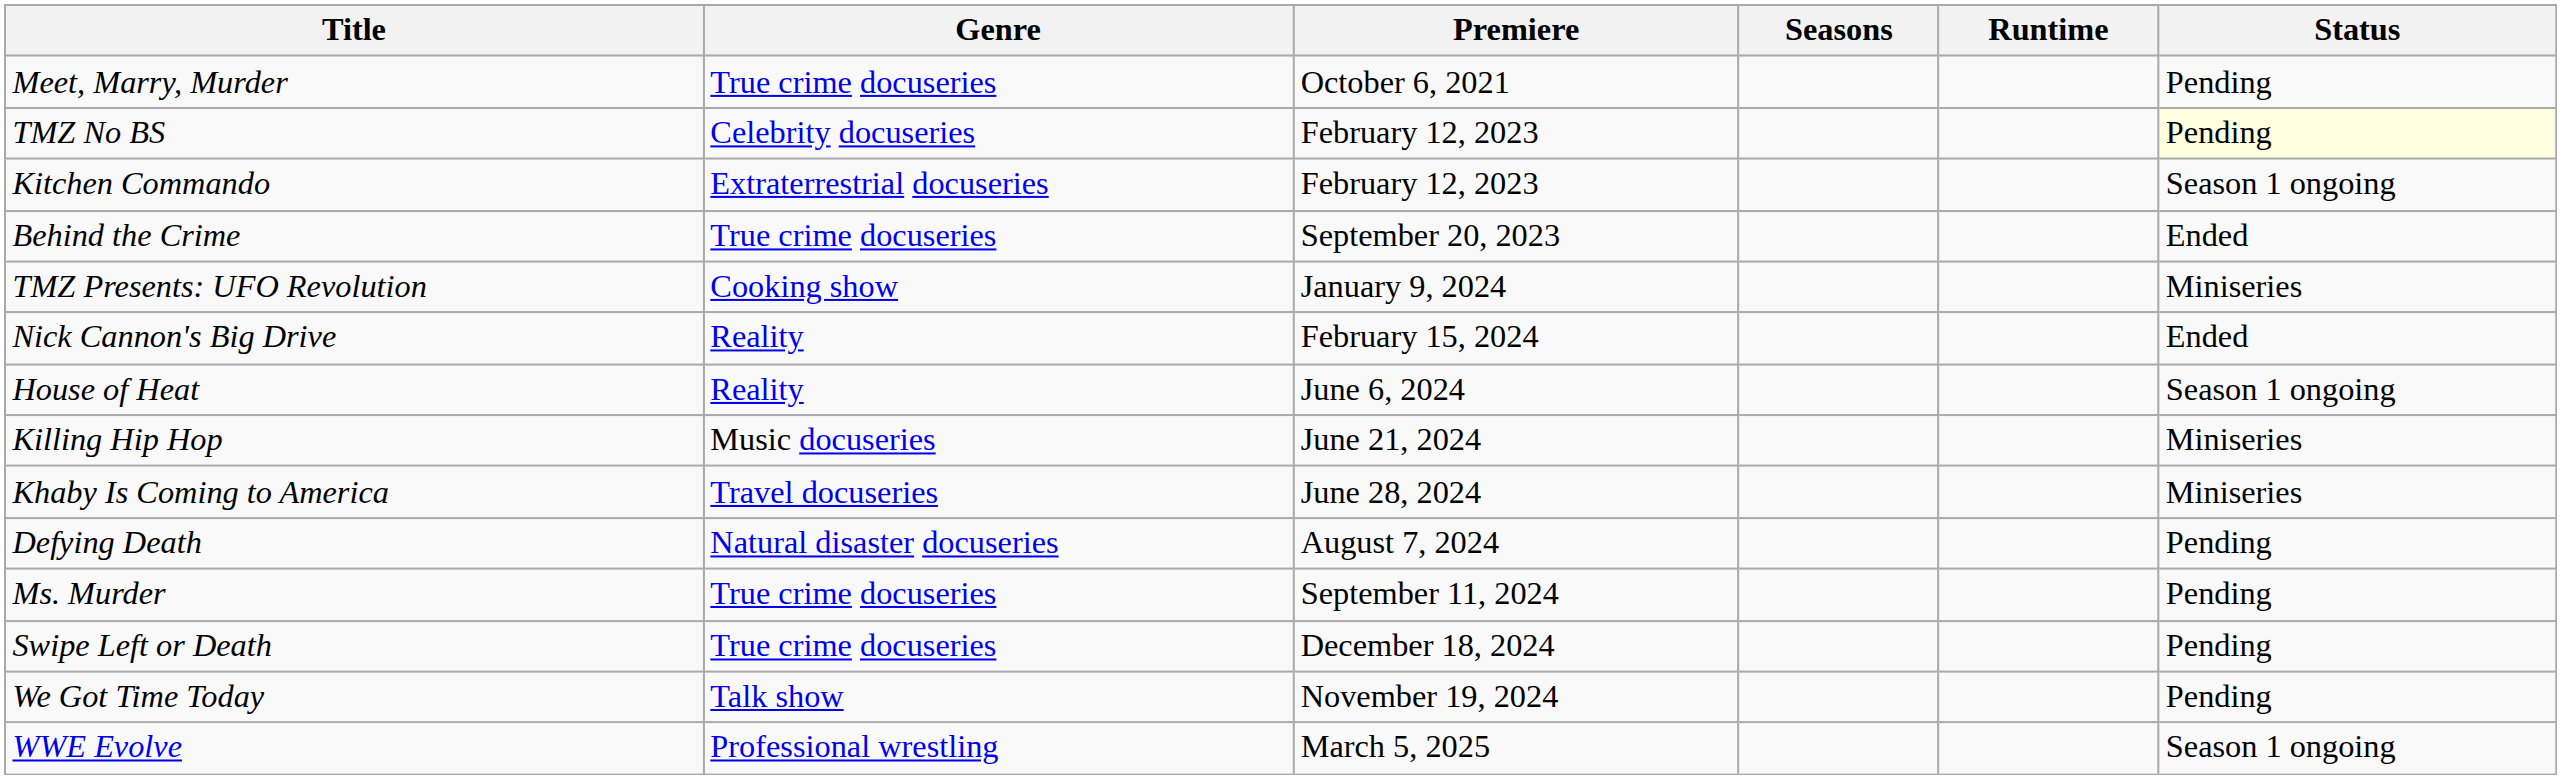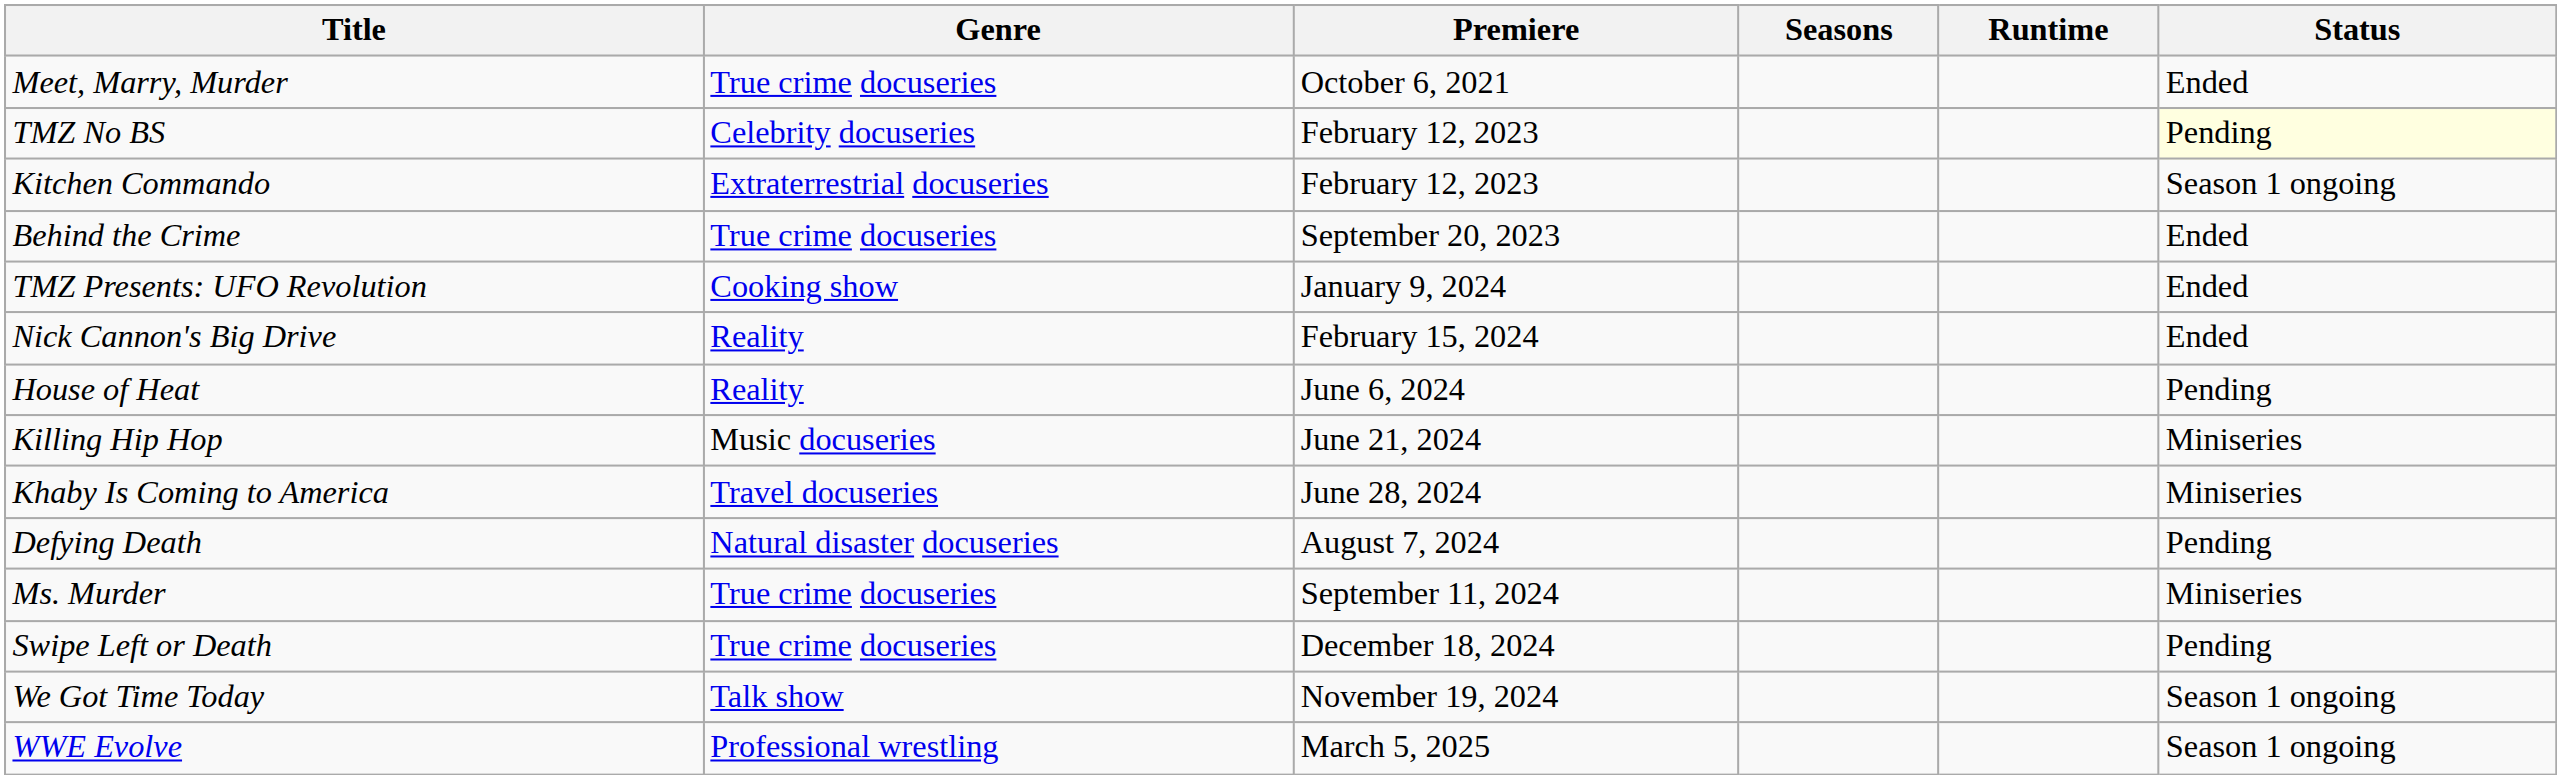(2219, 81) Pending -> (2207, 81) Ended
(2234, 286) Miniseries -> (2207, 286) Ended
(2281, 388) Season 1 ongoing -> (2219, 388) Pending
(2219, 593) Pending -> (2234, 593) Miniseries
(2219, 696) Pending -> (2281, 696) Season 1 ongoing
